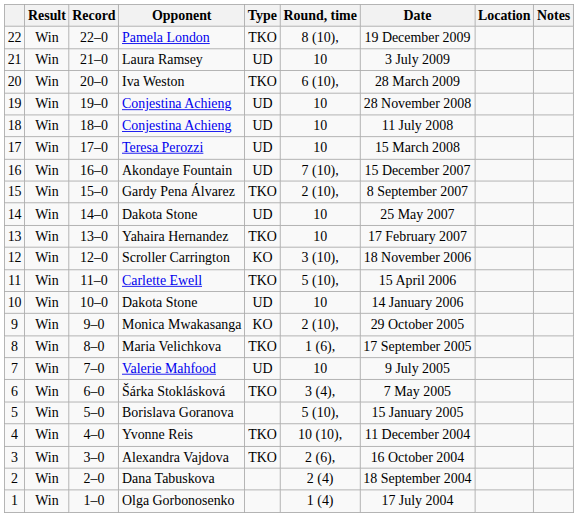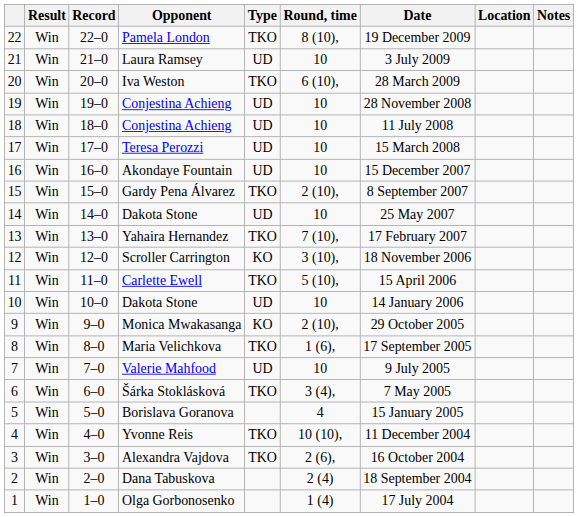(320, 170) 7 (10), -> (320, 170) 10
(320, 236) 10 -> (320, 236) 7 (10),
(320, 412) 5 (10), -> (320, 412) 4
